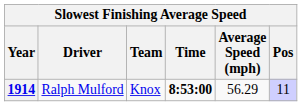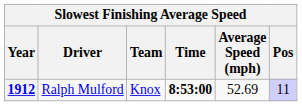(21, 90) 1914 -> (21, 90) 1912
(243, 90) 56.29 -> (243, 90) 52.69
